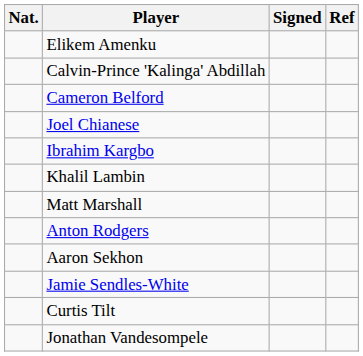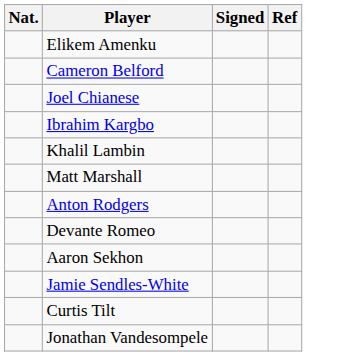- row: (156, 71)
+ row: (101, 230)
